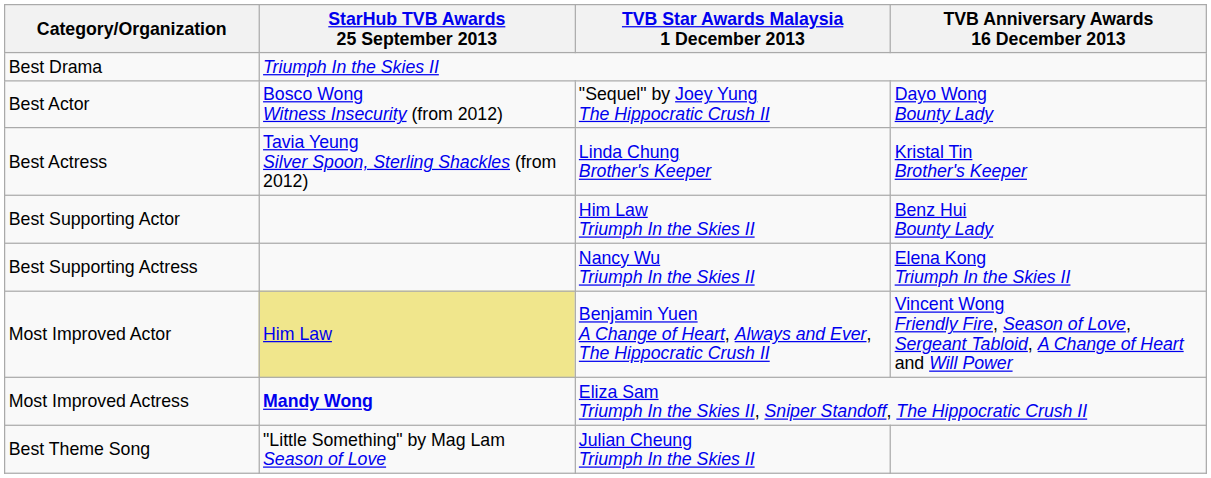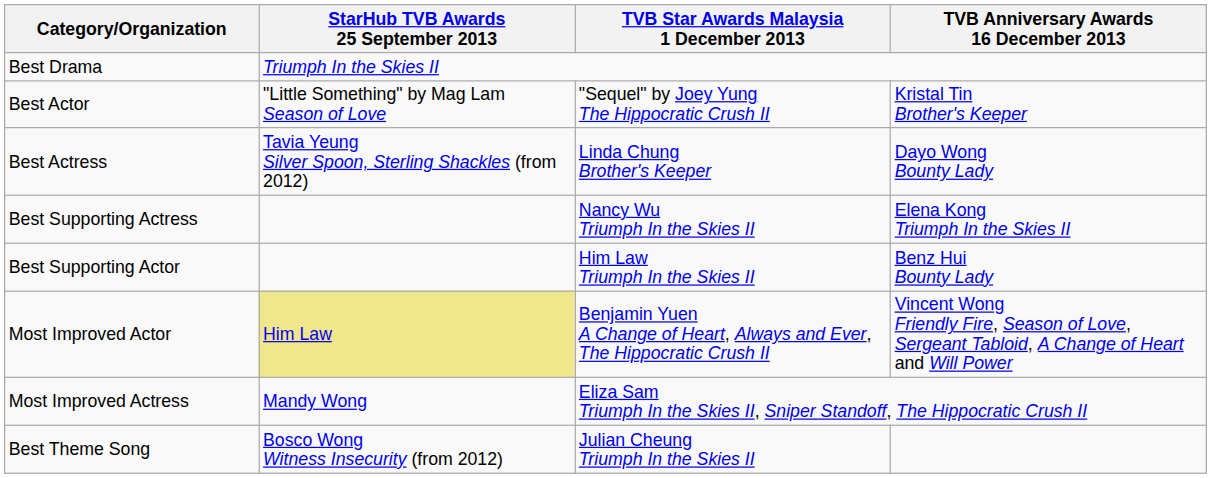(383, 104) Bosco Wong Witness Insecurity (from 2012) -> (384, 104) "Little Something" by Mag Lam Season of Love
(944, 104) Dayo Wong Bounty Lady -> (961, 104) Kristal Tin Brother's Keeper
(961, 162) Kristal Tin Brother's Keeper -> (944, 162) Dayo Wong Bounty Lady
rows swapped: (94, 219) <-> (103, 267)
(318, 402) bold -> (315, 402) normal
(384, 449) "Little Something" by Mag Lam Season of Love -> (383, 449) Bosco Wong Witness Insecurity (from 2012)
